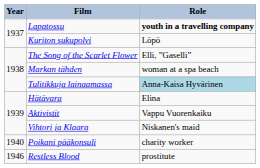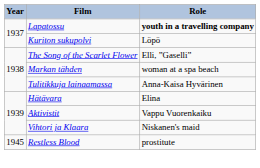(182, 84) lightblue background -> (182, 84) no background
- row: (62, 142)
(15, 157) 1946 -> (15, 142) 1945
